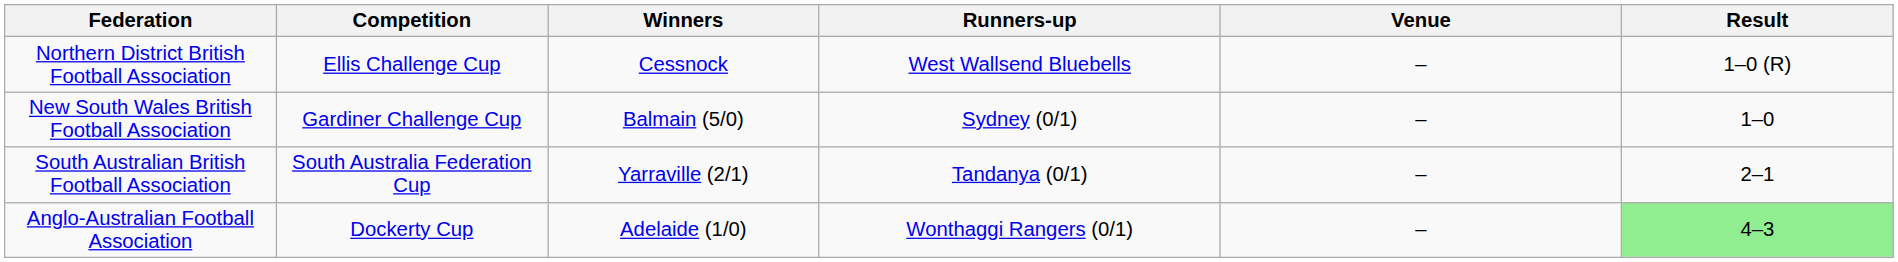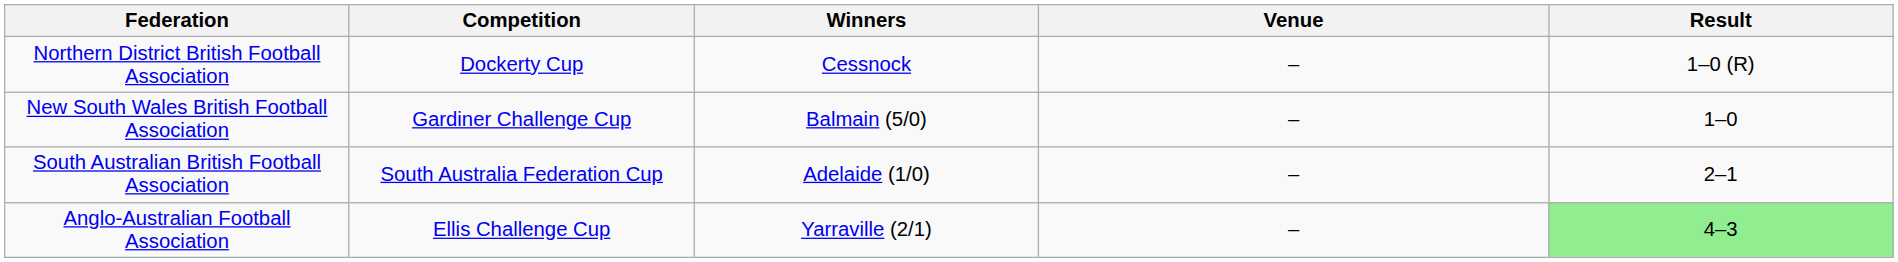- column: (1020, 20)
(412, 64) Ellis Challenge Cup -> (522, 64) Dockerty Cup
(683, 174) Yarraville (2/1) -> (866, 174) Adelaide (1/0)
(412, 229) Dockerty Cup -> (522, 229) Ellis Challenge Cup
(683, 229) Adelaide (1/0) -> (866, 229) Yarraville (2/1)
